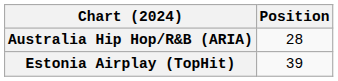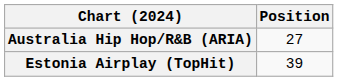(295, 40) 28 -> (295, 40) 27
